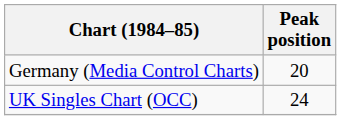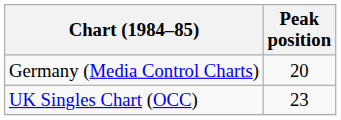(299, 99) 24 -> (299, 99) 23
